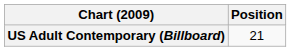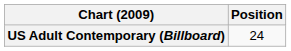(257, 35) 21 -> (257, 35) 24
